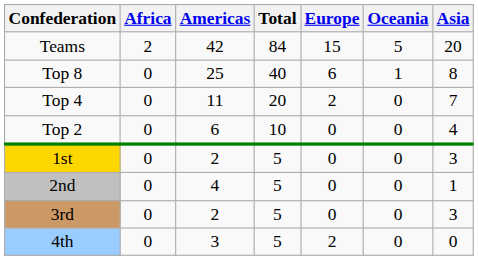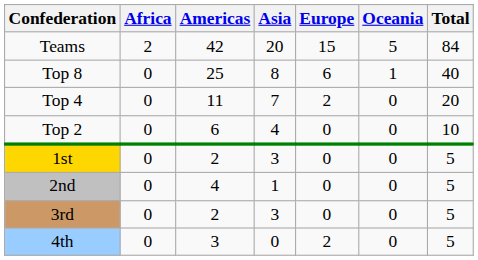columns swapped: (453, 18) <-> (277, 18)
